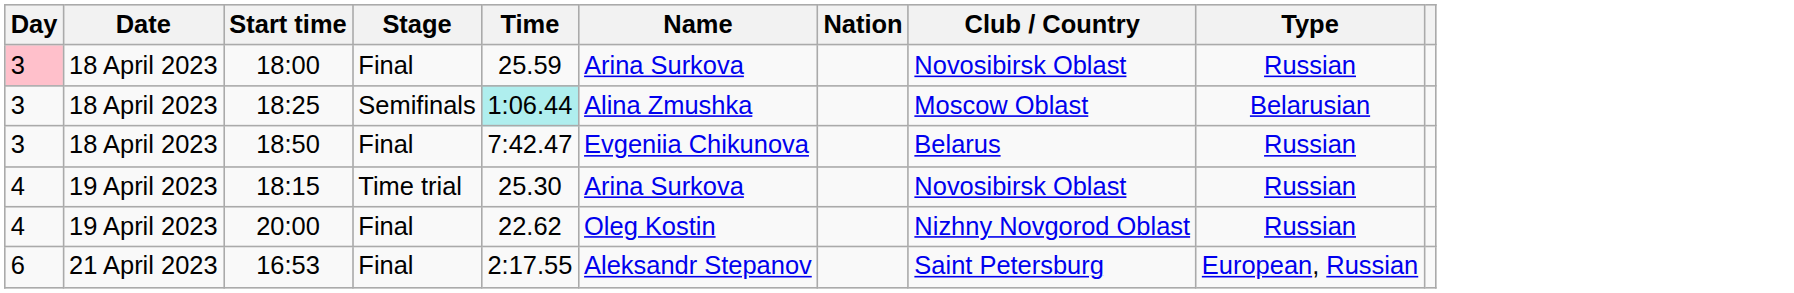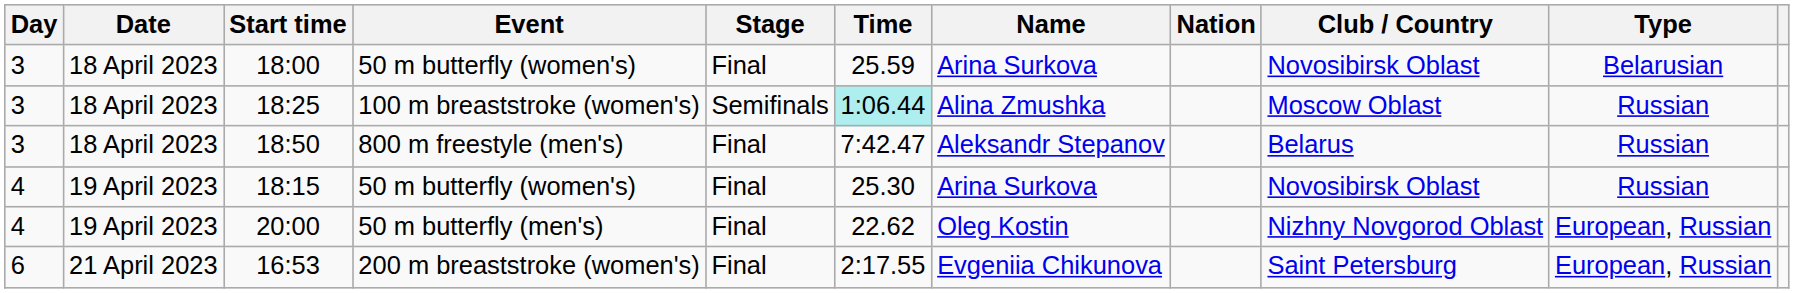+ column: (529, 24)
(18, 65) pink background -> (18, 65) no background
(1310, 65) Russian -> (1663, 65) Belarusian
(1310, 105) Belarusian -> (1663, 105) Russian
(697, 145) Evgeniia Chikunova -> (1051, 145) Aleksandr Stepanov
(410, 186) Time trial -> (739, 186) Final
(1310, 226) Russian -> (1663, 226) European, Russian
(698, 266) Aleksandr Stepanov -> (1050, 266) Evgeniia Chikunova
